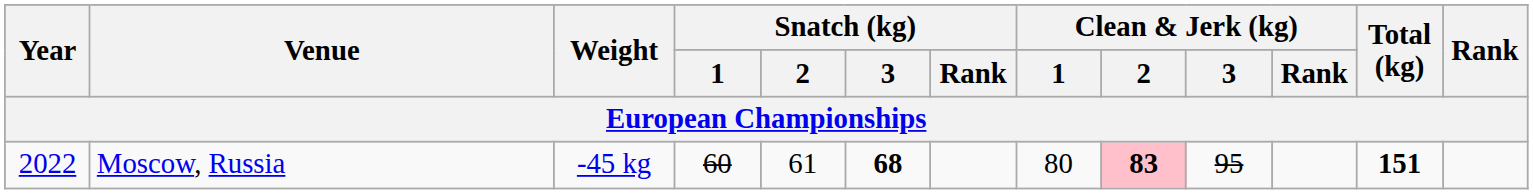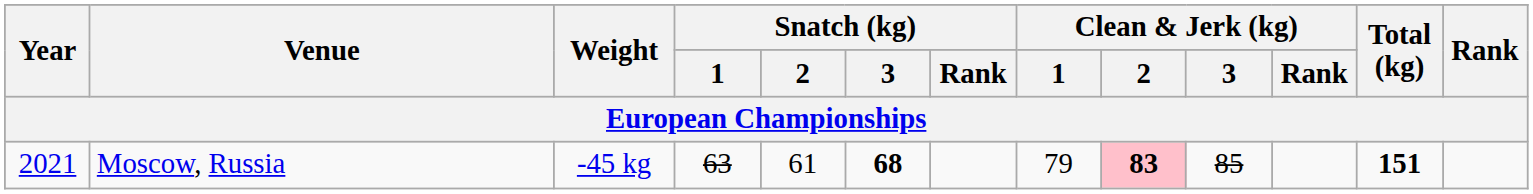(48, 164) 2022 -> (48, 164) 2021
(717, 164) 60 -> (717, 164) 63
(1058, 164) 80 -> (1058, 164) 79
(1229, 164) 95 -> (1229, 164) 85
